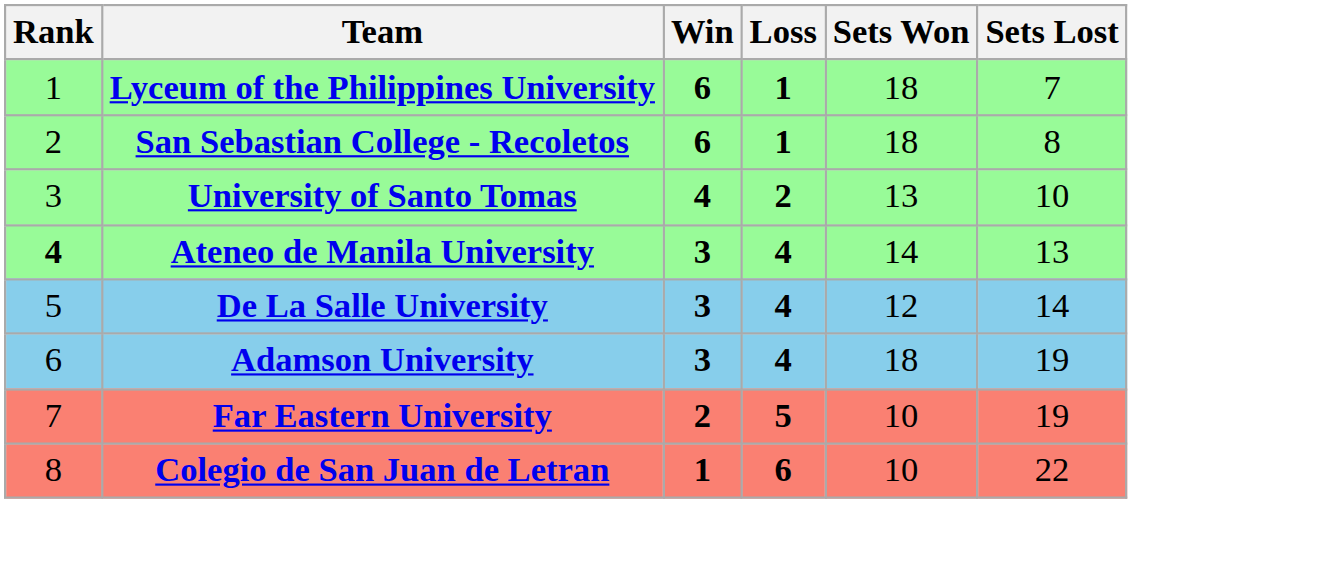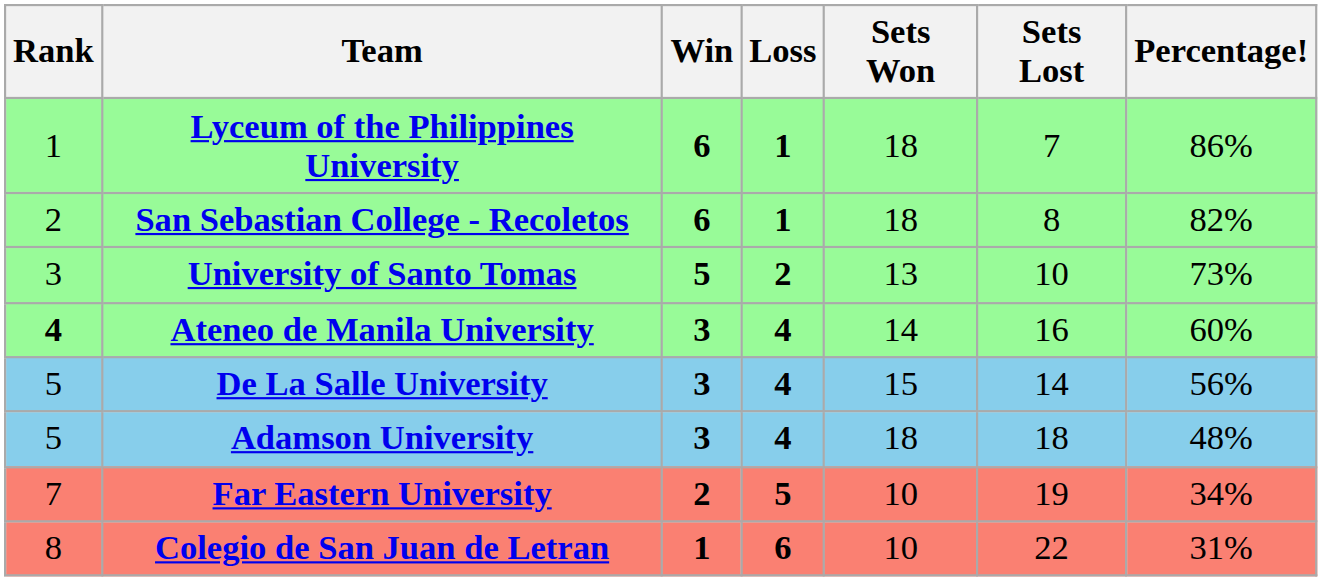+ column: (1221, 51)
(702, 196) 4 -> (702, 274) 5
(1052, 251) 13 -> (1052, 328) 16
(901, 305) 12 -> (901, 383) 15
(53, 360) 6 -> (53, 438) 5
(1052, 360) 19 -> (1052, 438) 18
